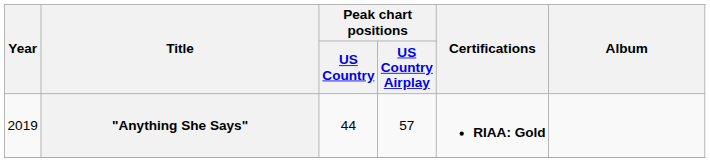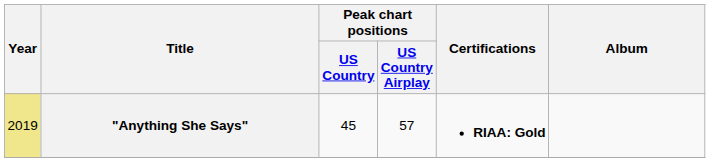(23, 125) no background -> (23, 125) khaki background
(348, 125) 44 -> (348, 125) 45
